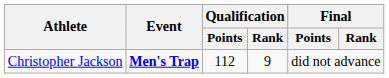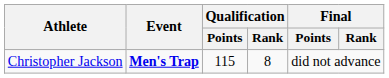(225, 61) 112 -> (225, 61) 115
(268, 61) 9 -> (268, 61) 8
